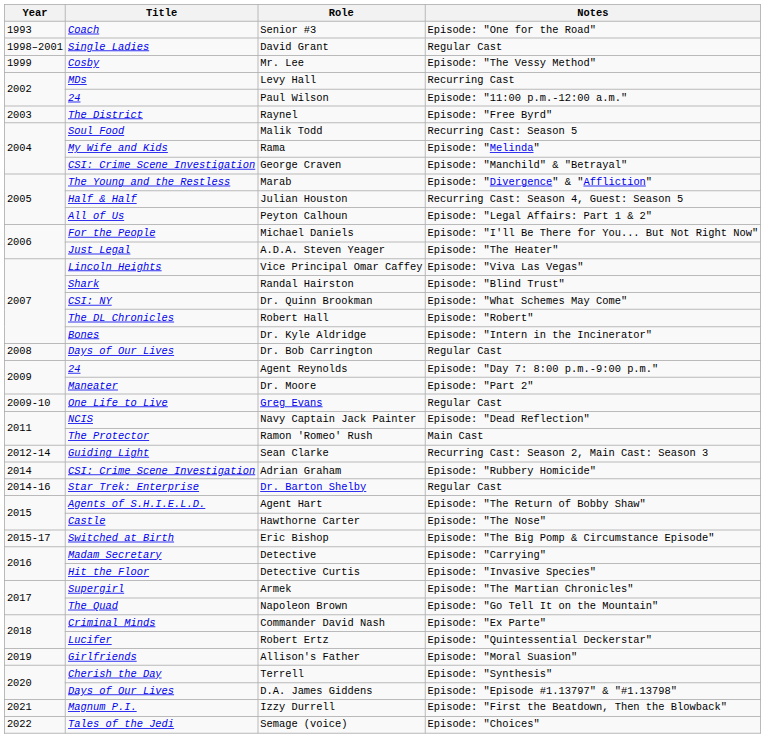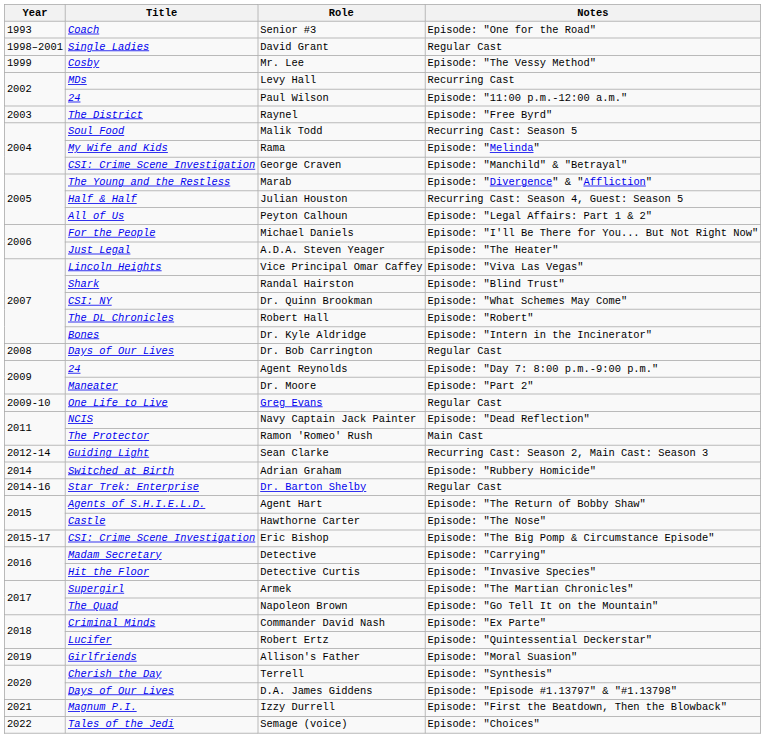(162, 471) CSI: Crime Scene Investigation -> (121, 471) Switched at Birth
(121, 538) Switched at Birth -> (162, 538) CSI: Crime Scene Investigation
